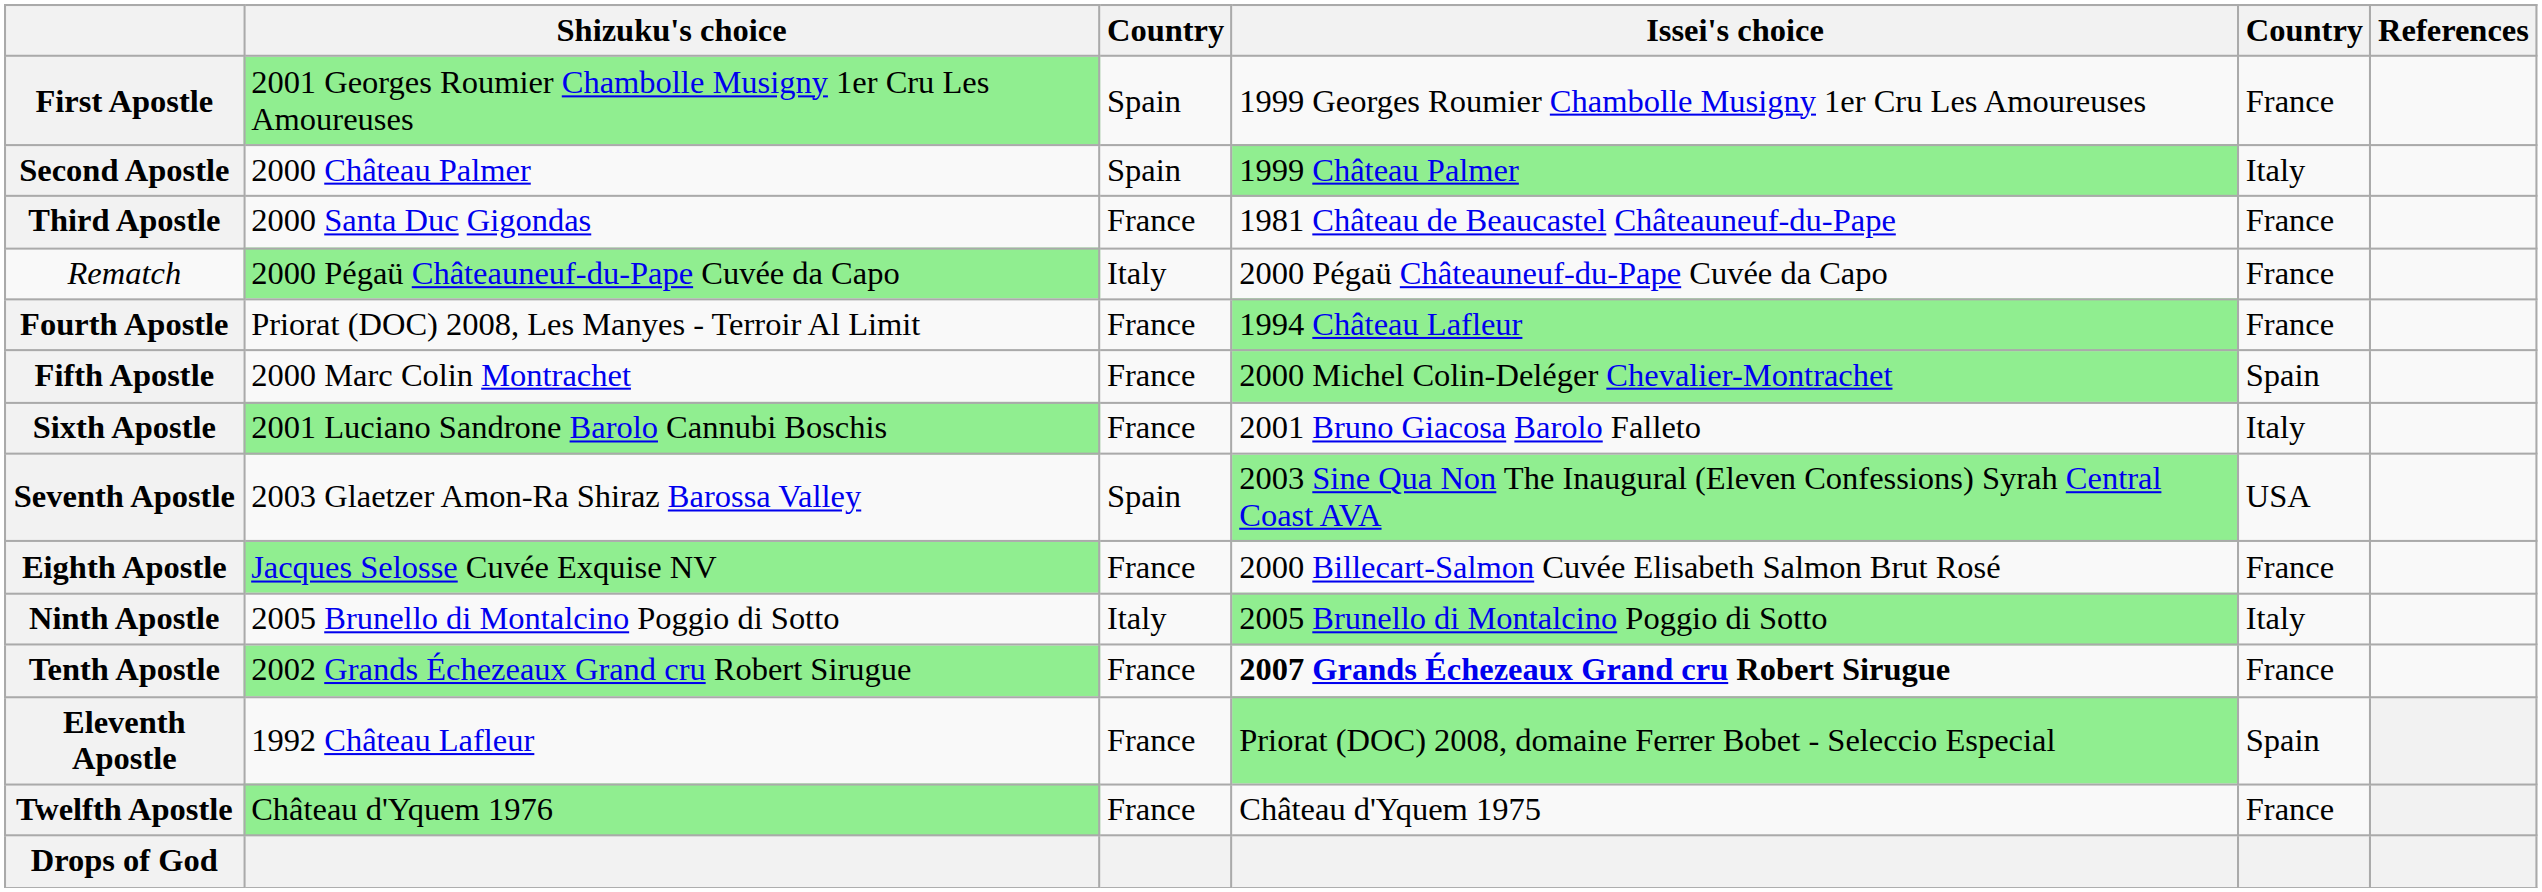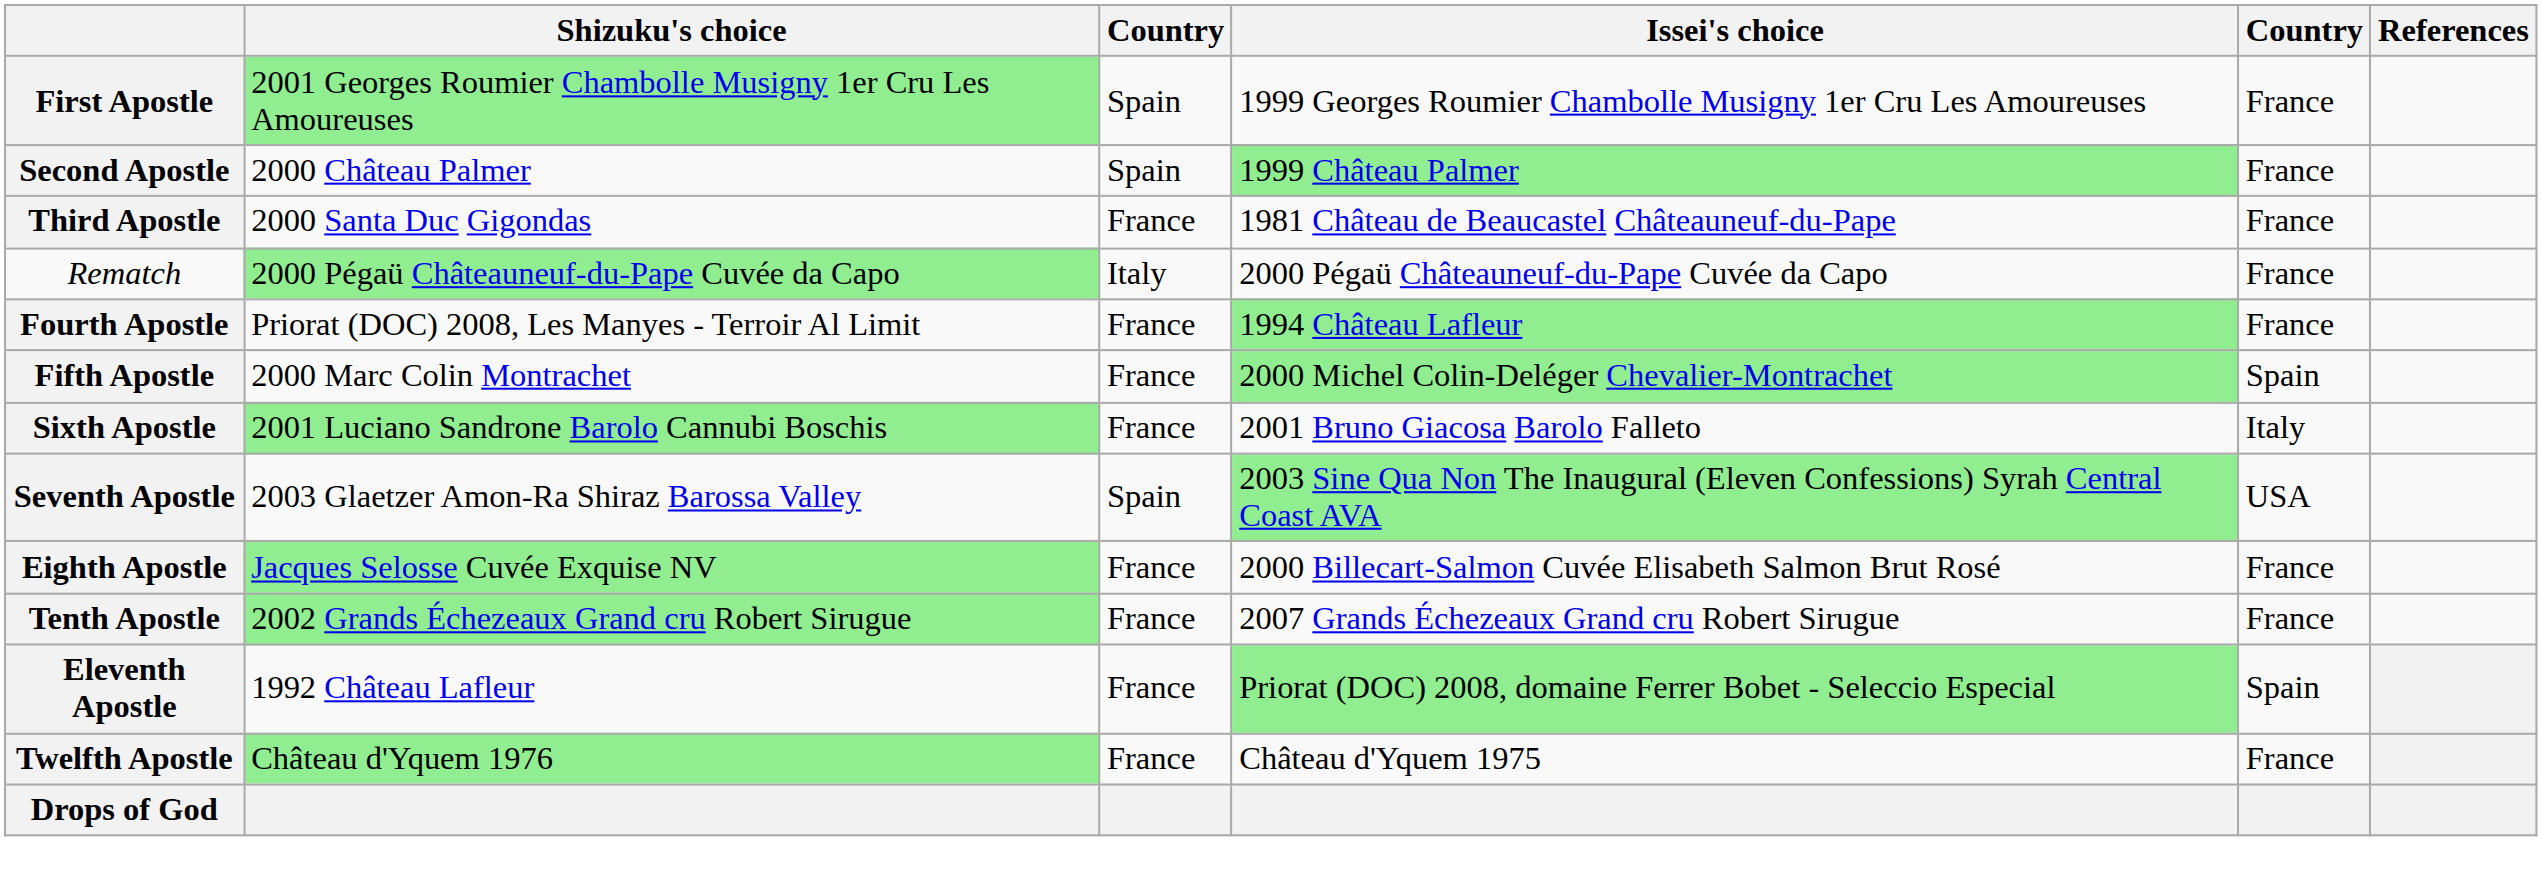(2276, 169) Italy -> (2290, 169) France
- row: (124, 618)
(1595, 669) bold -> (1569, 618) normal
